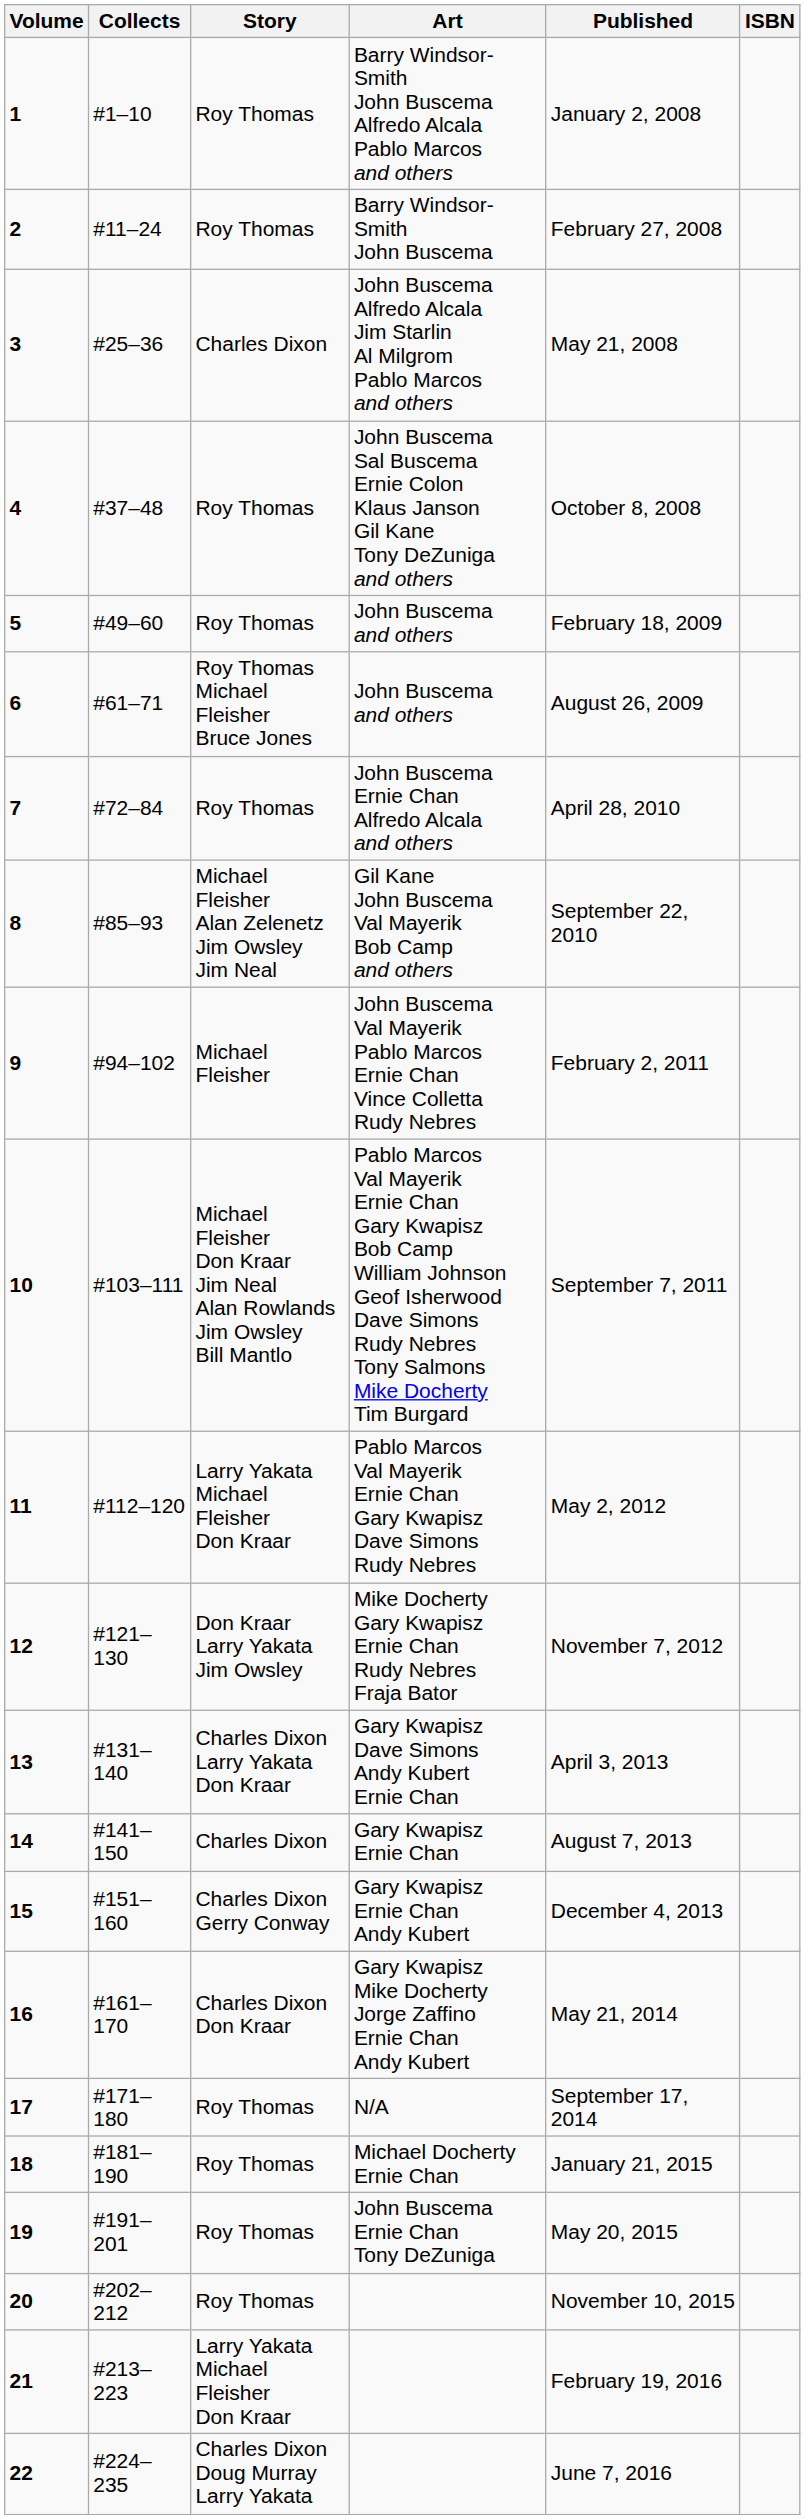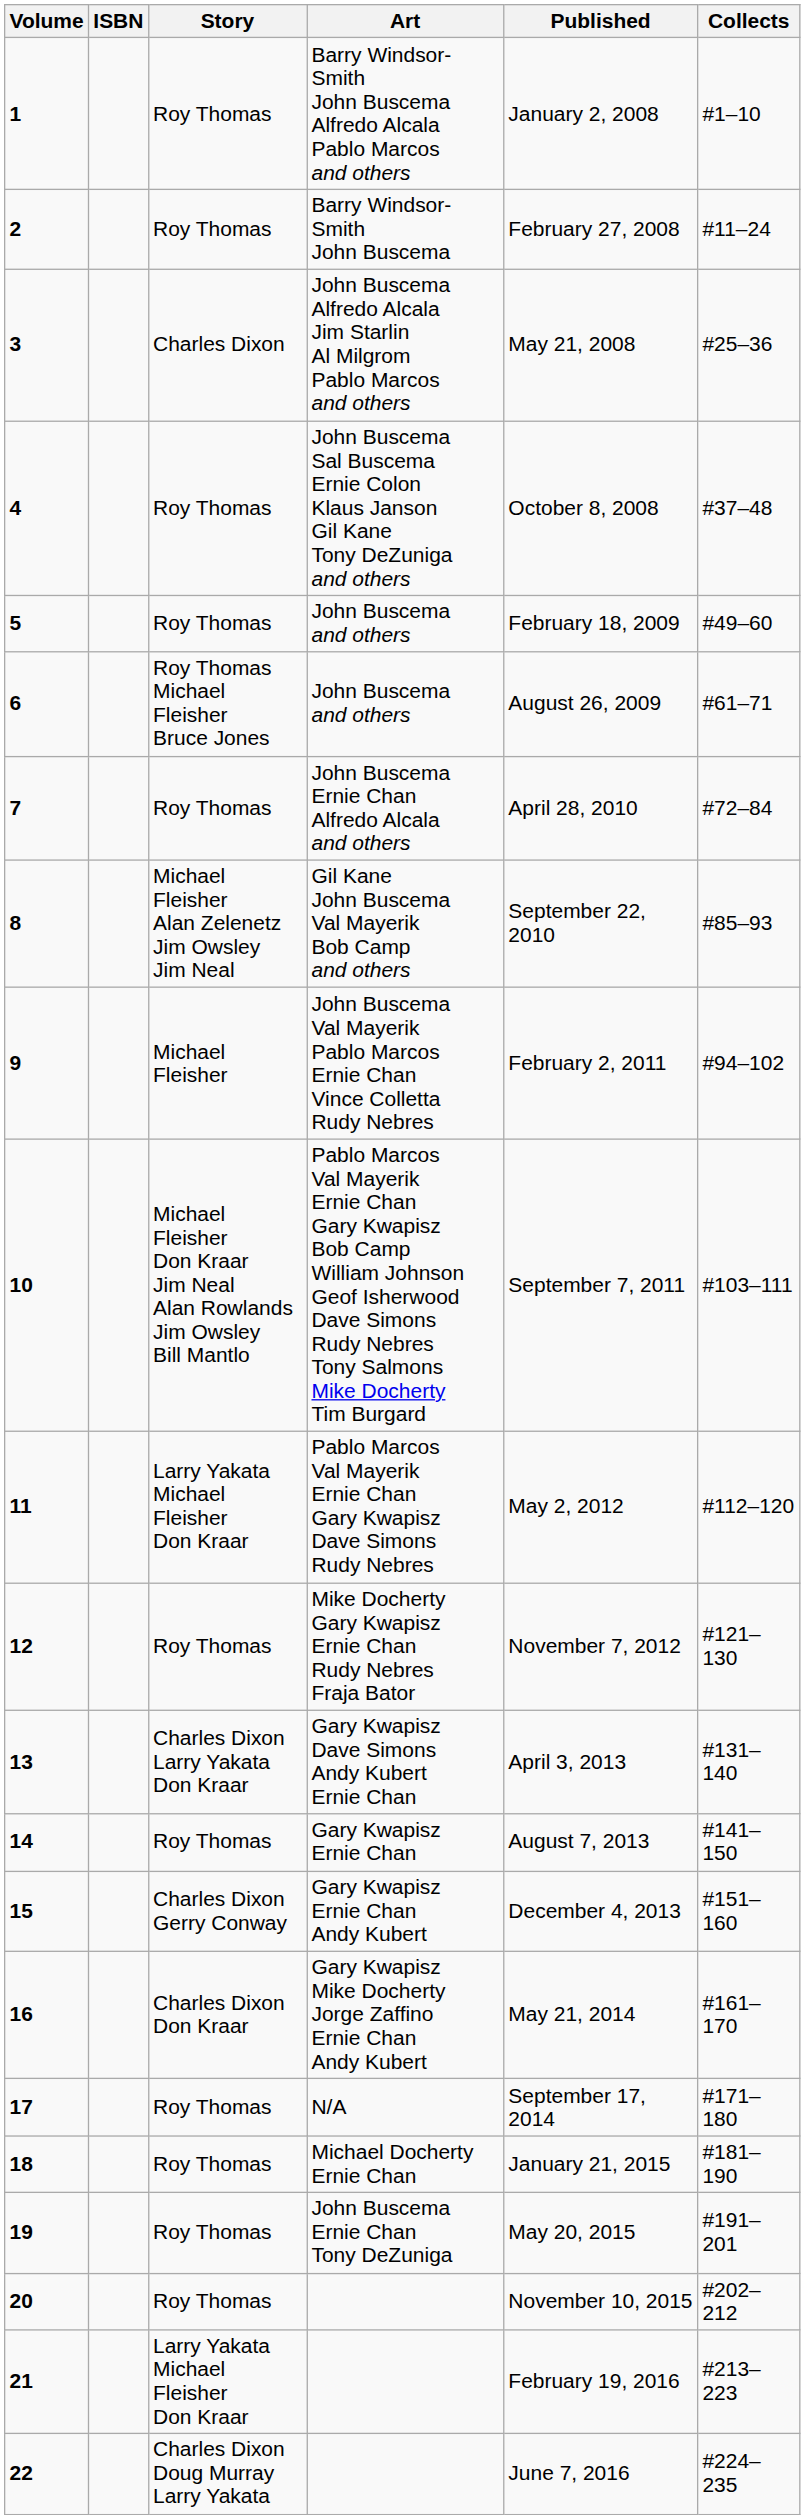columns swapped: (140, 21) <-> (770, 21)
(254, 1646) Don Kraar Larry Yakata Jim Owsley -> (212, 1646) Roy Thomas
(261, 1842) Charles Dixon -> (212, 1842) Roy Thomas
